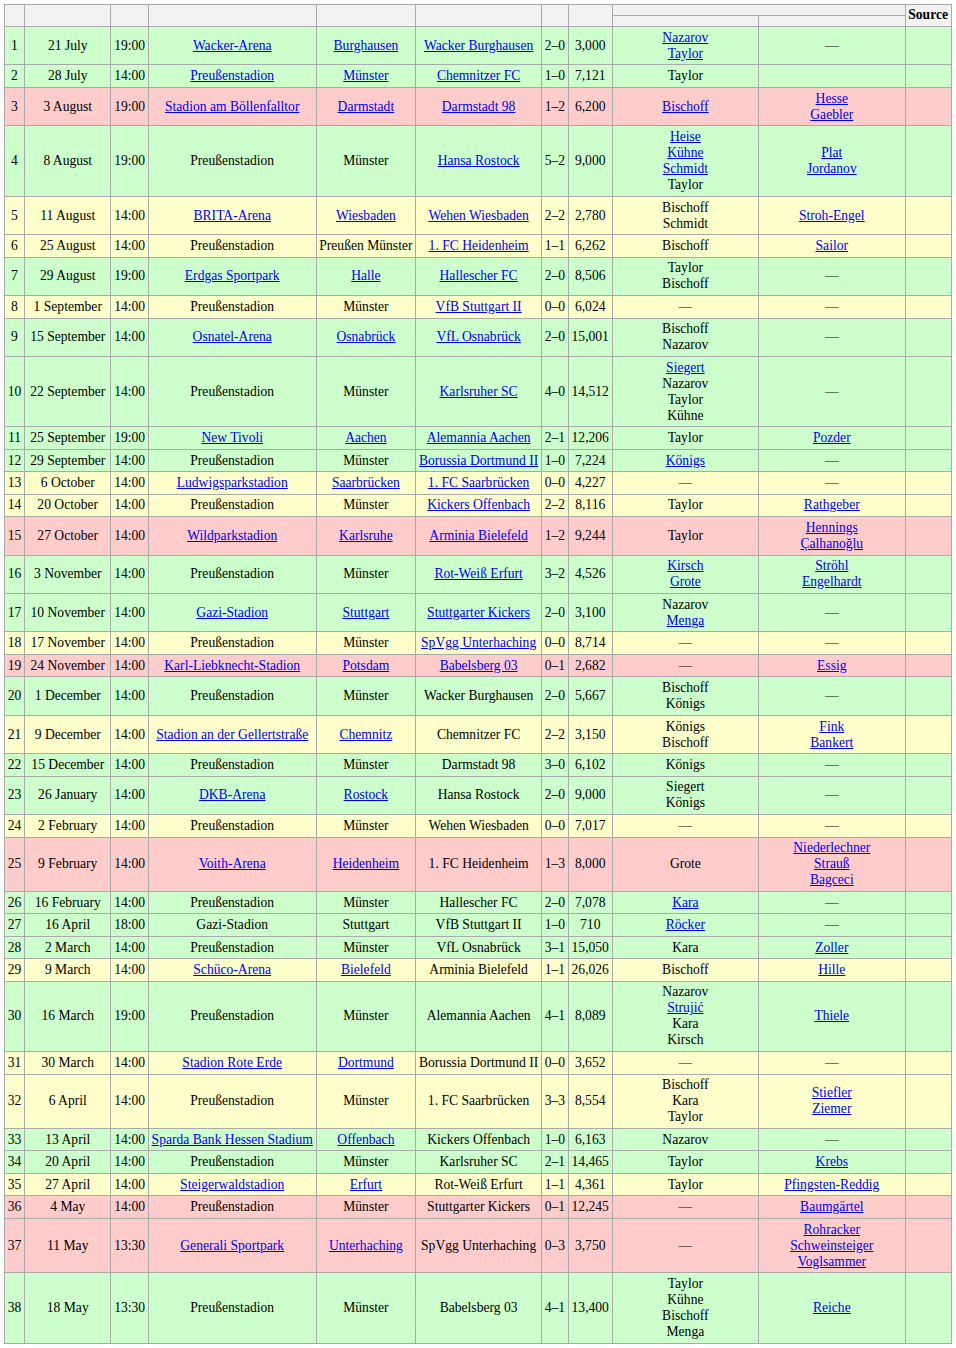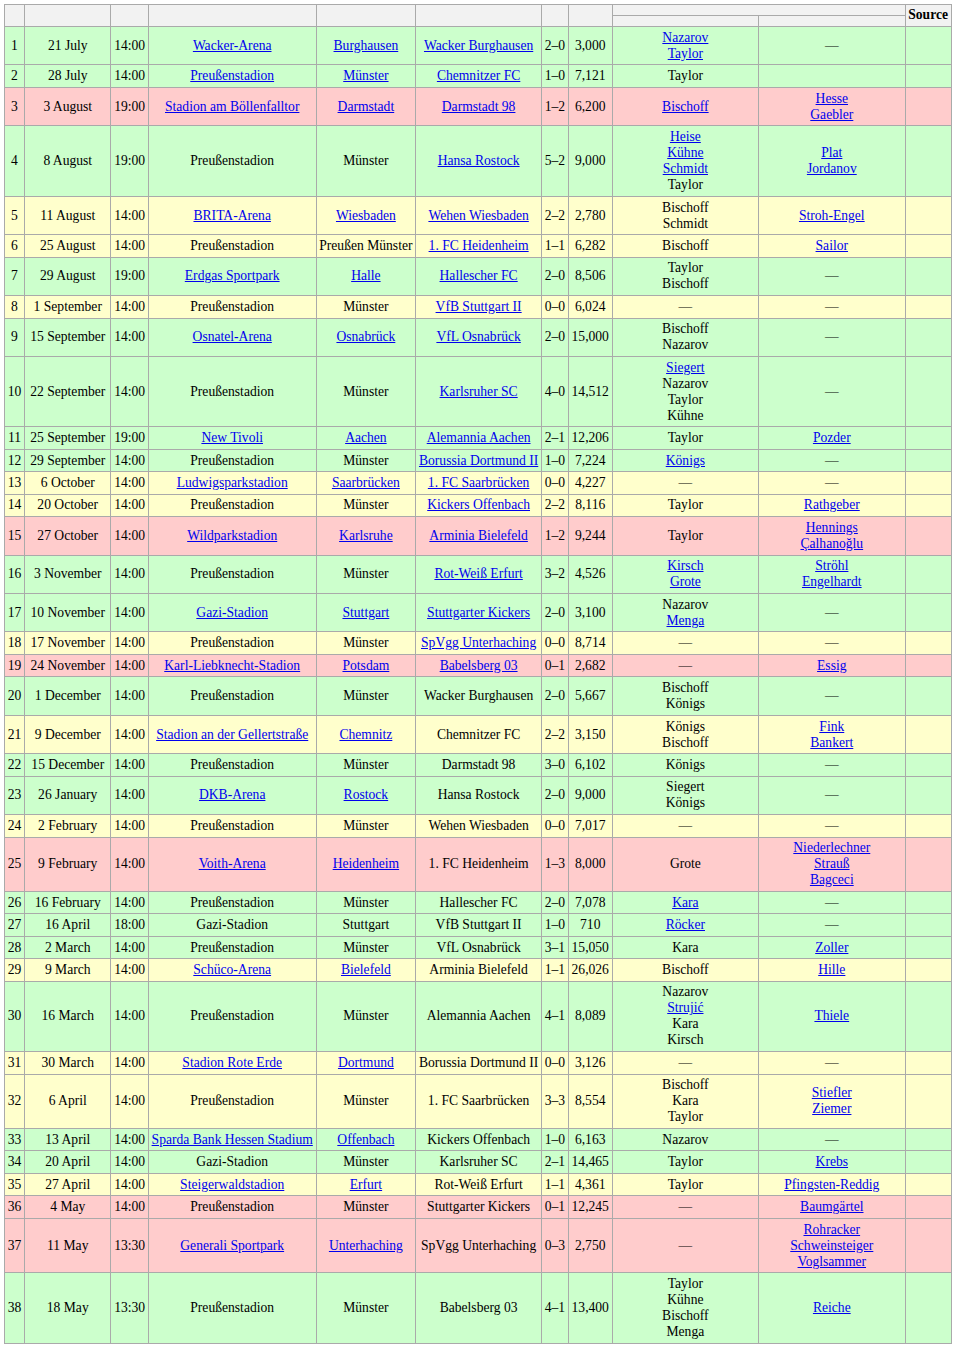(130, 45) 19:00 -> (130, 45) 14:00
(590, 245) 6,262 -> (590, 245) 6,282
(590, 337) 15,001 -> (590, 337) 15,000
(130, 1016) 19:00 -> (130, 1016) 14:00
(590, 1062) 3,652 -> (590, 1062) 3,126
(232, 1162) Preußenstadion -> (232, 1162) Gazi-Stadion
(590, 1245) 3,750 -> (590, 1245) 2,750
